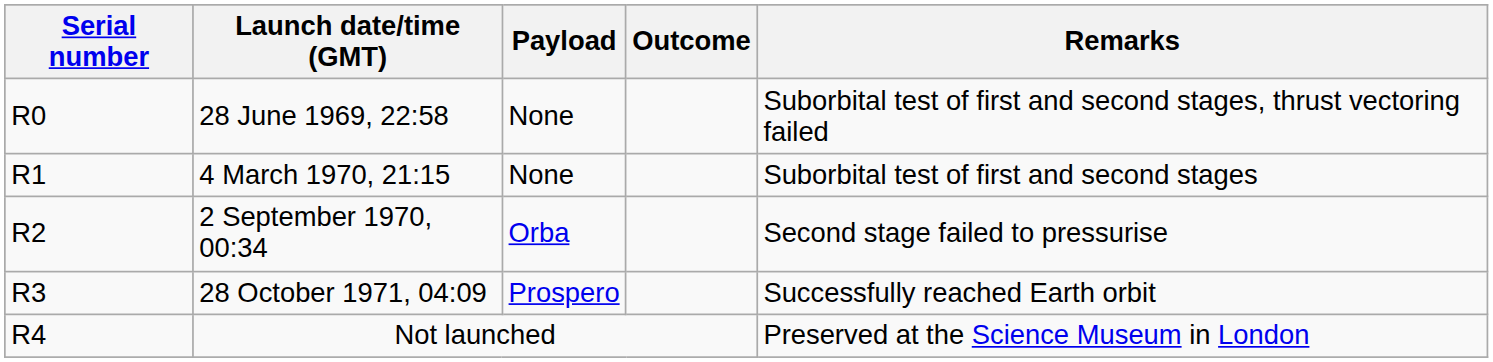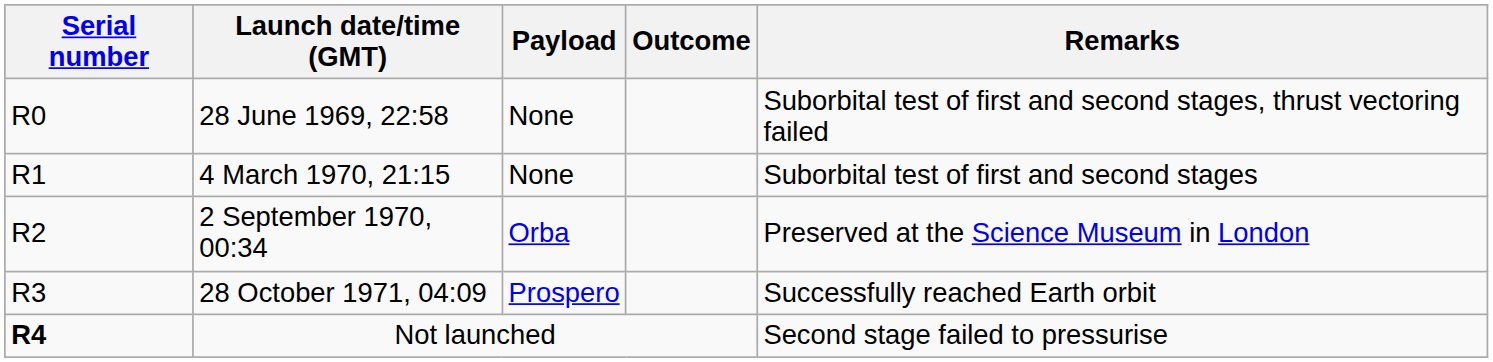(966, 233) Second stage failed to pressurise -> (1036, 233) Preserved at the Science Museum in London
(29, 335) normal -> (29, 335) bold
(1036, 335) Preserved at the Science Museum in London -> (966, 335) Second stage failed to pressurise
